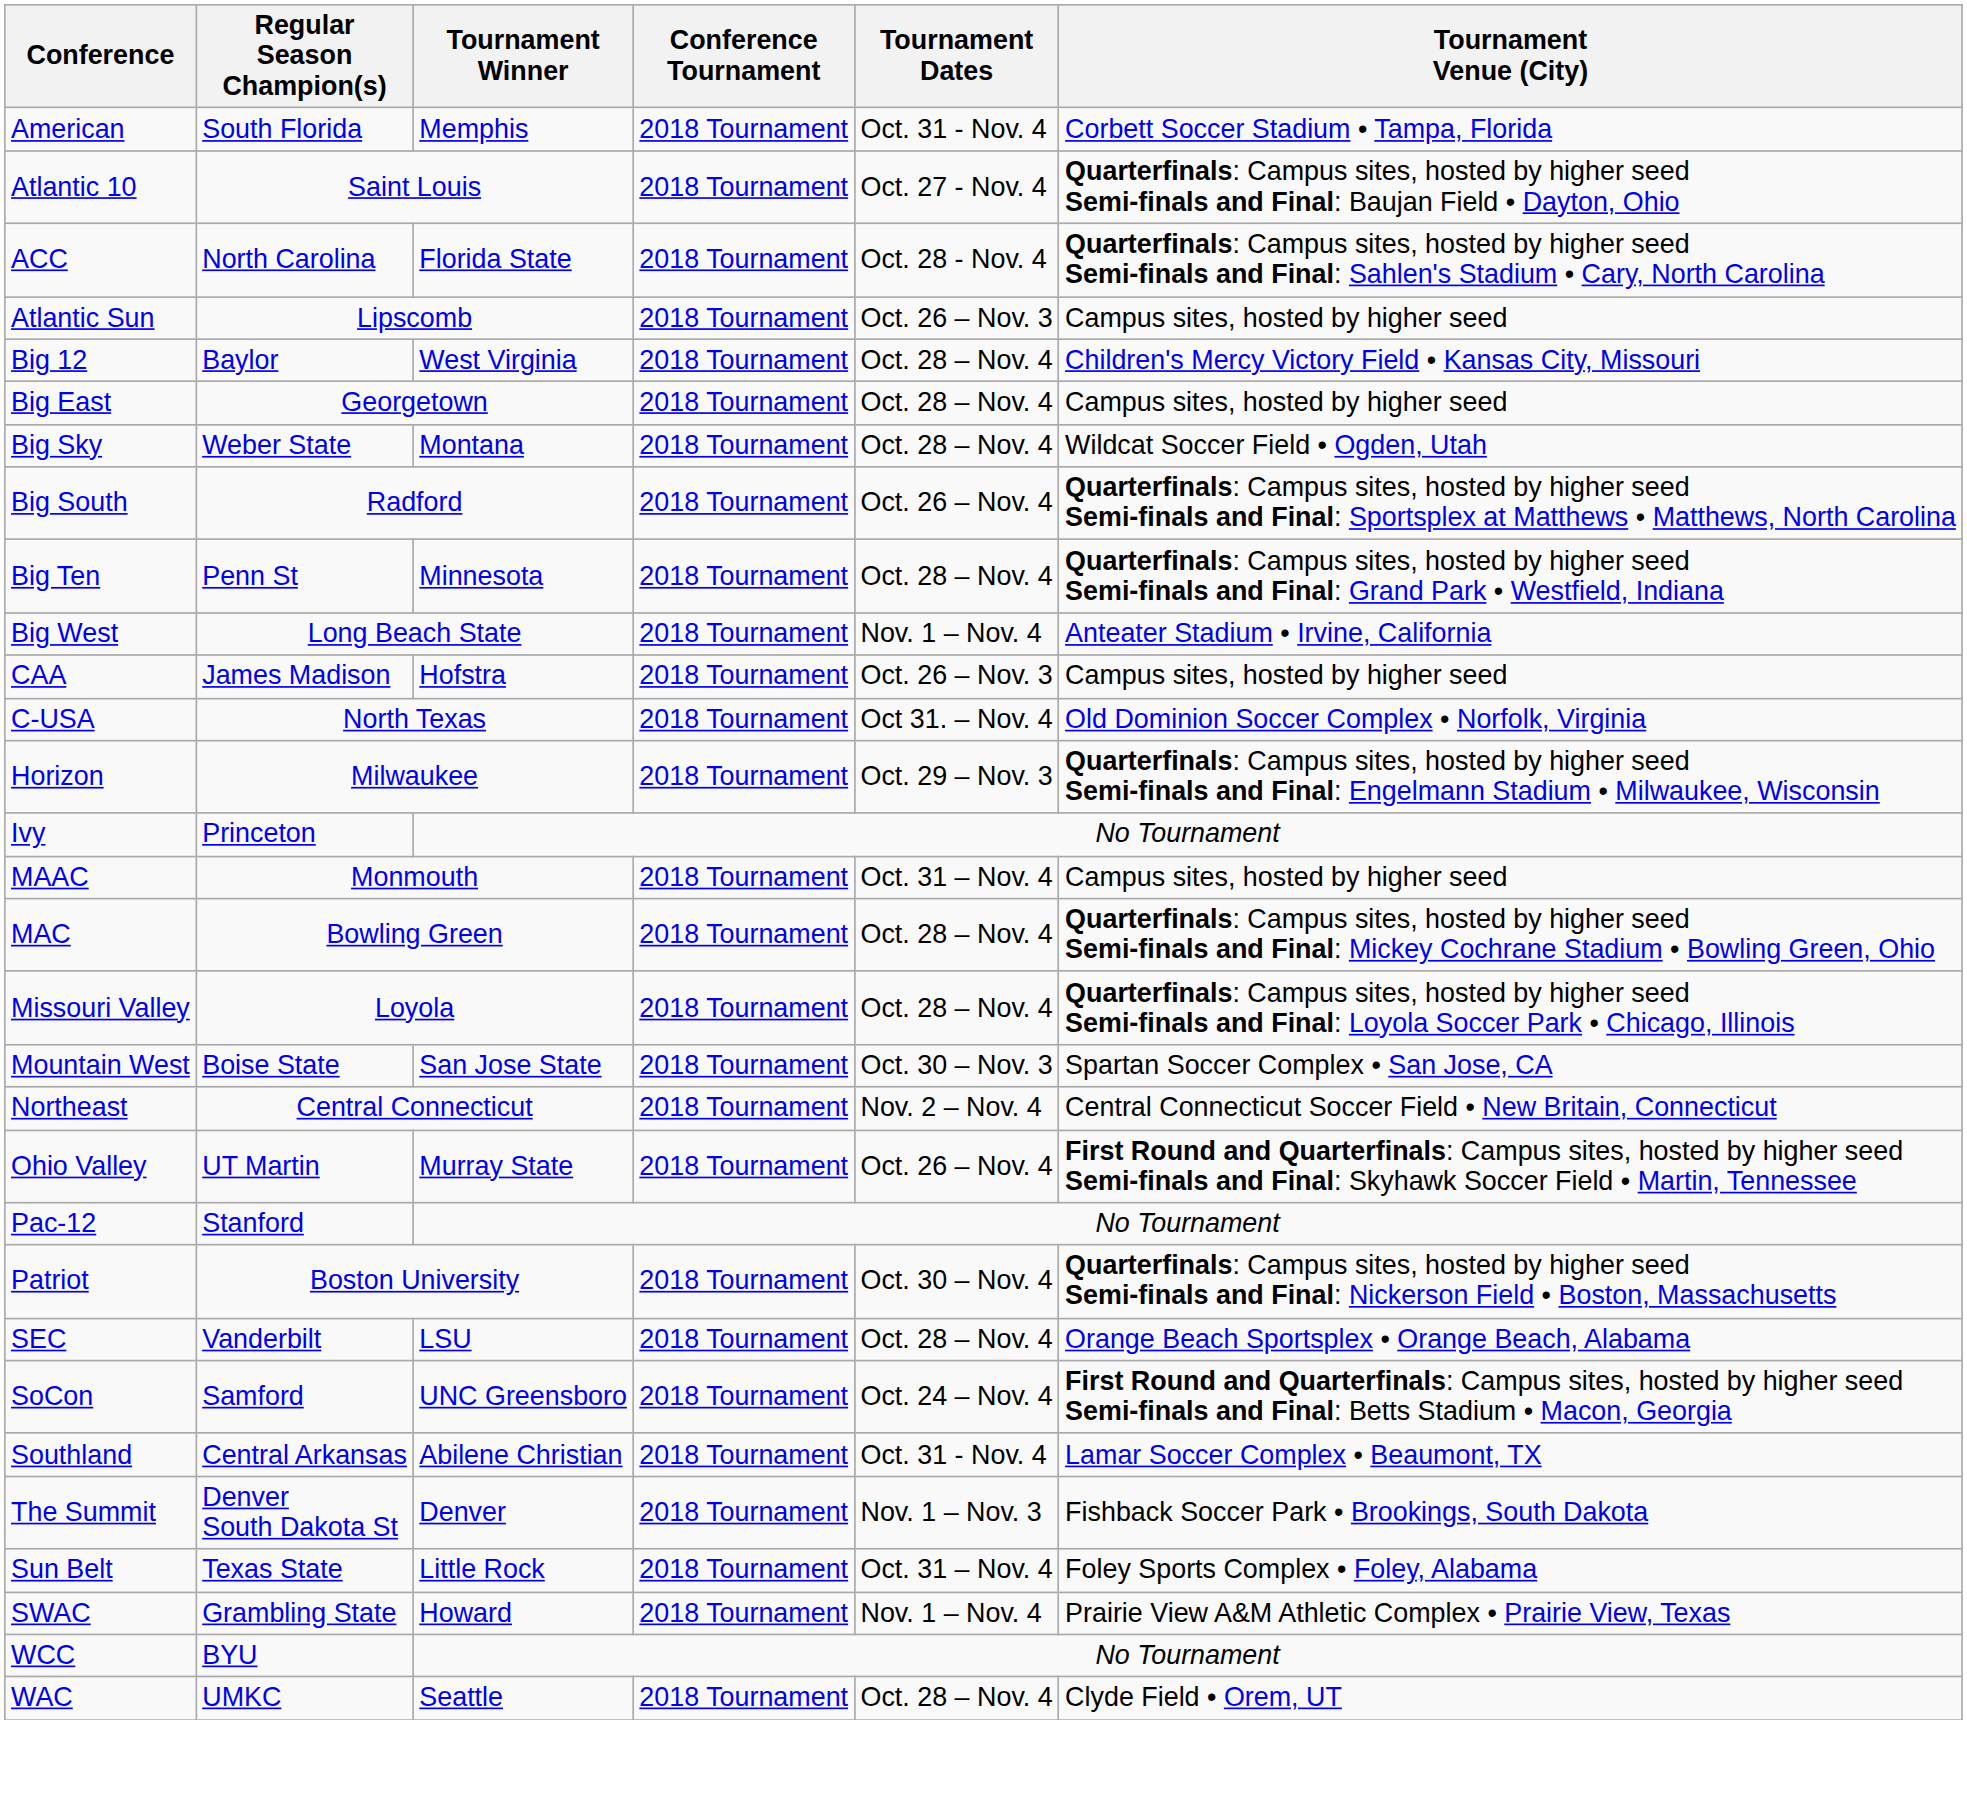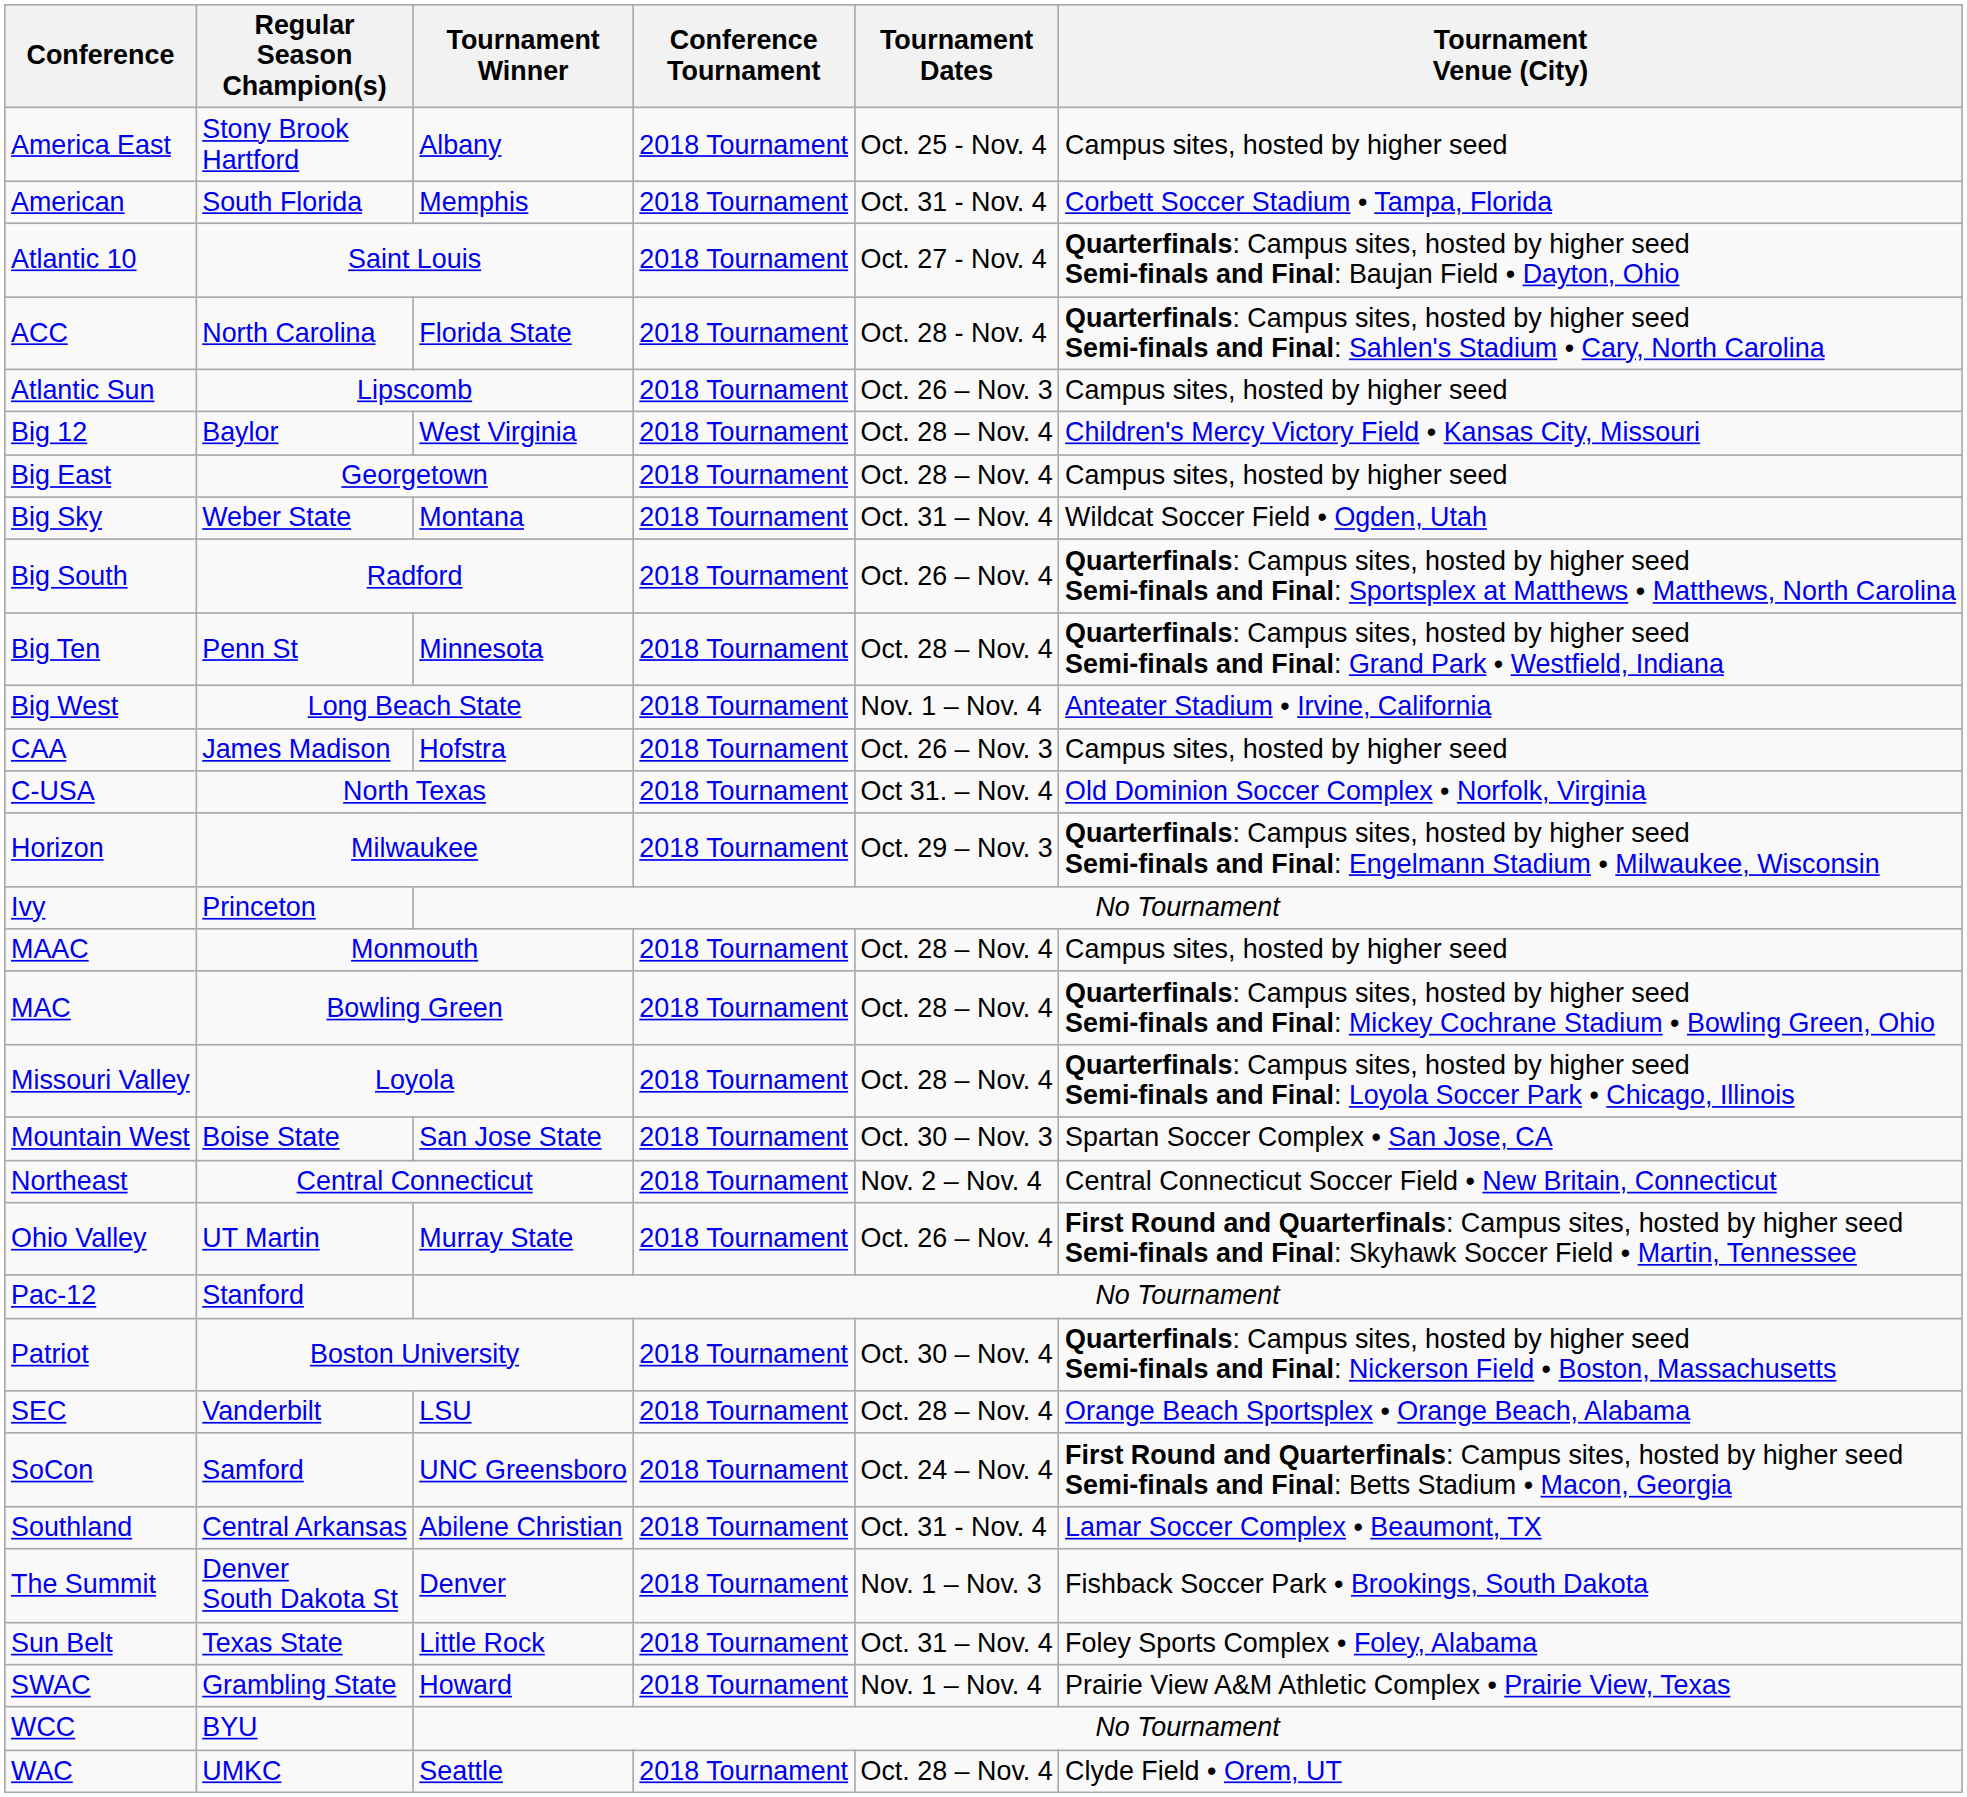+ row: (91, 144)
(957, 445) Oct. 28 – Nov. 4 -> (957, 518) Oct. 31 – Nov. 4
(957, 876) Oct. 31 – Nov. 4 -> (957, 949) Oct. 28 – Nov. 4
